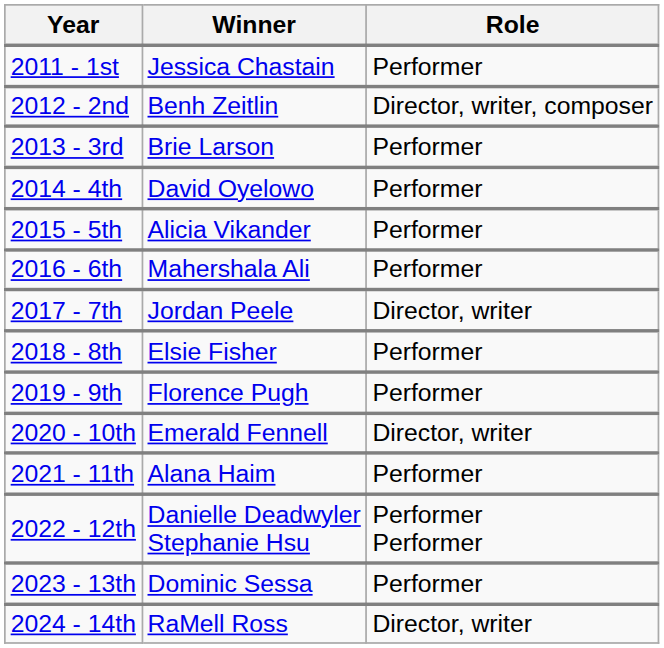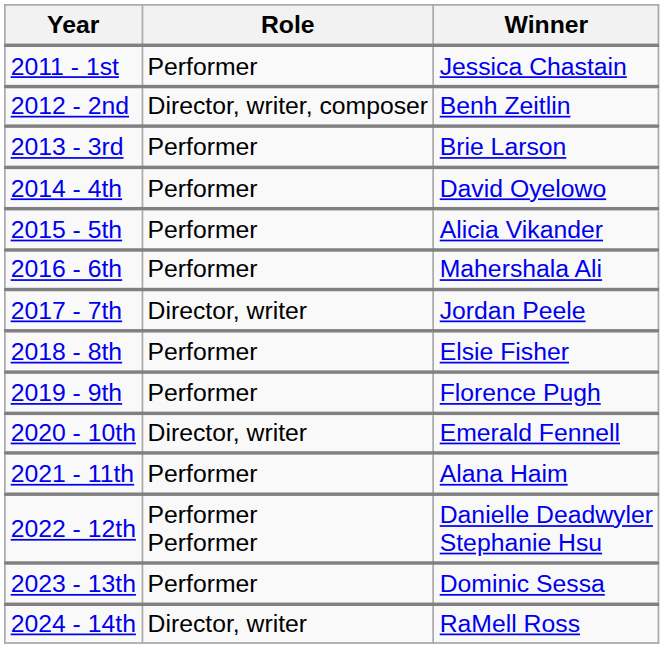columns swapped: (254, 25) <-> (513, 25)
